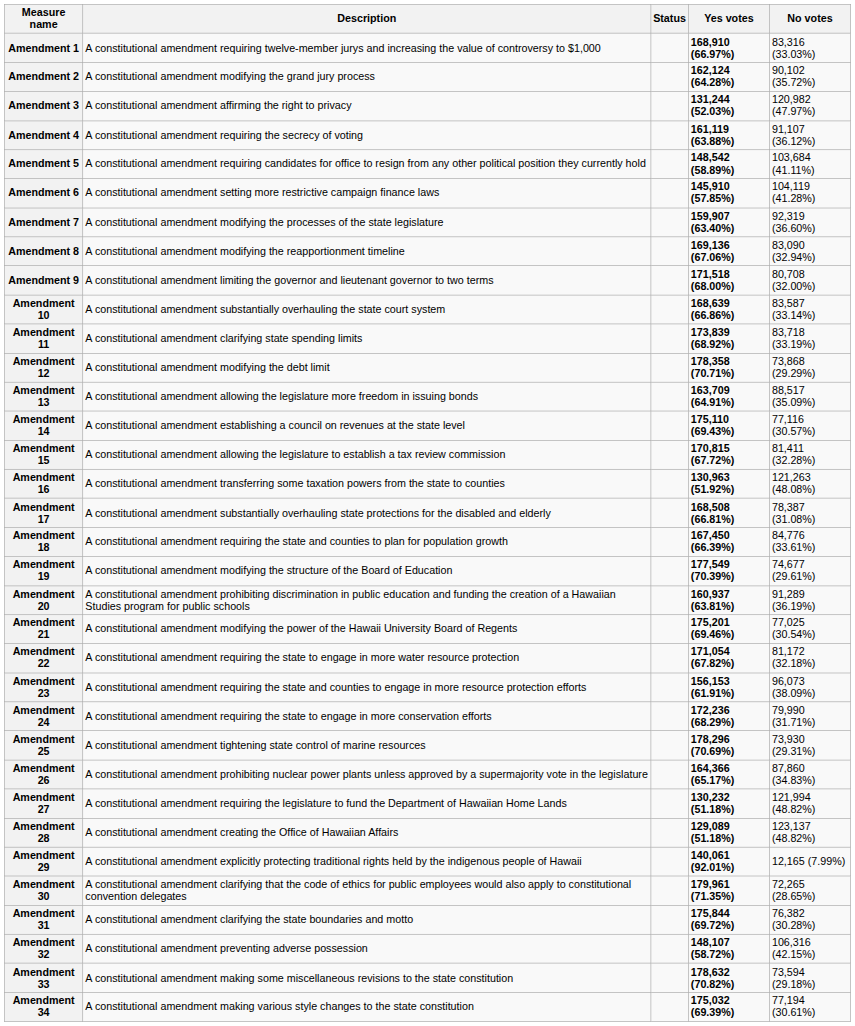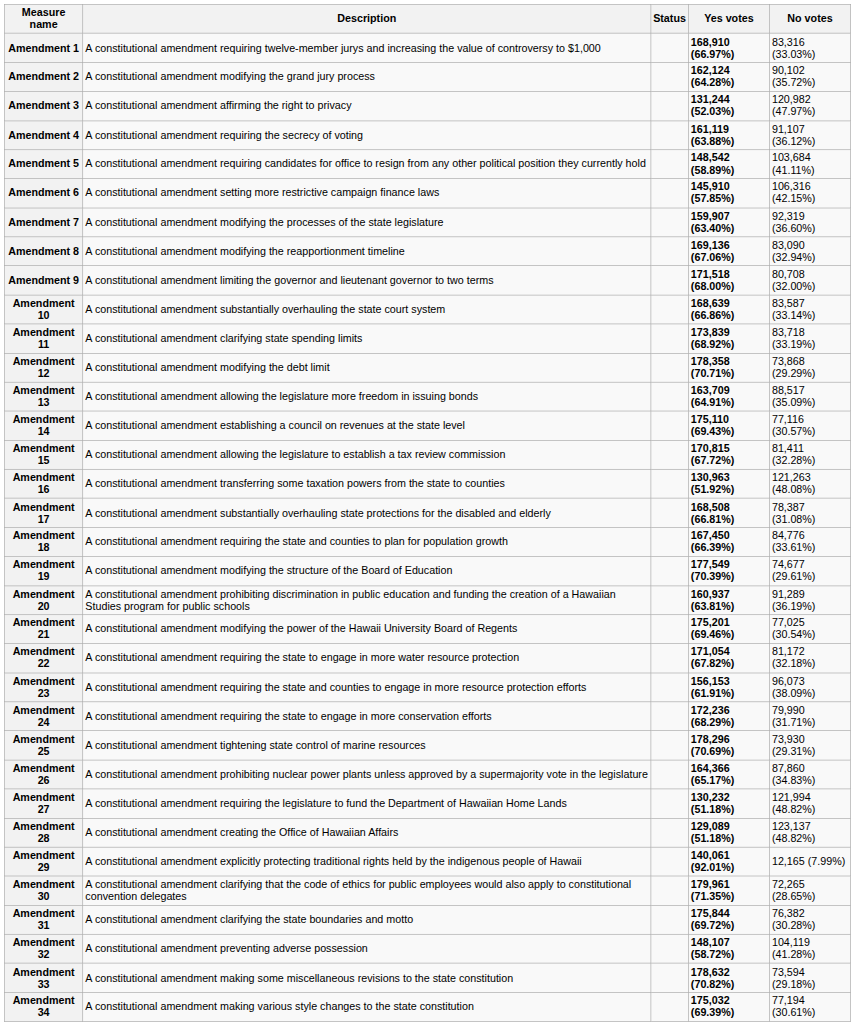(794, 193) 104,119 (41.28%) -> (794, 193) 106,316 (42.15%)
(794, 948) 106,316 (42.15%) -> (794, 948) 104,119 (41.28%)
